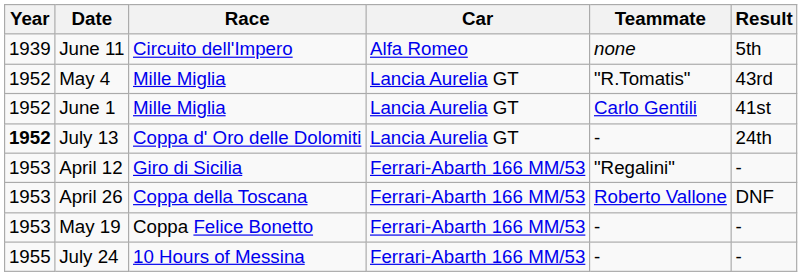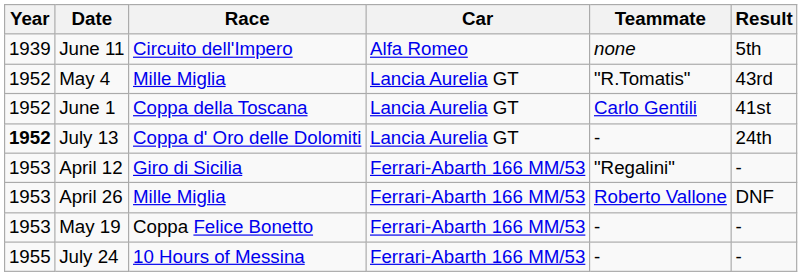(179, 108) Mille Miglia -> (220, 108) Coppa della Toscana
(220, 197) Coppa della Toscana -> (179, 197) Mille Miglia
